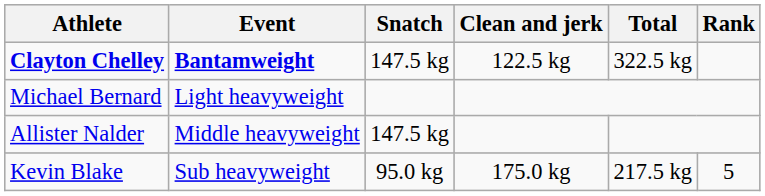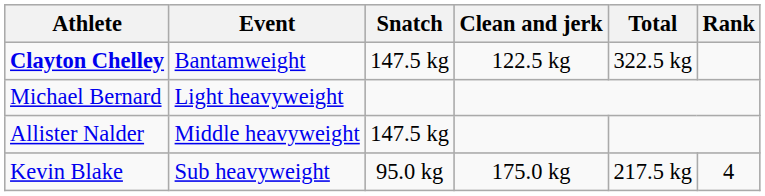(244, 60) bold -> (240, 60) normal
(729, 171) 5 -> (729, 171) 4
